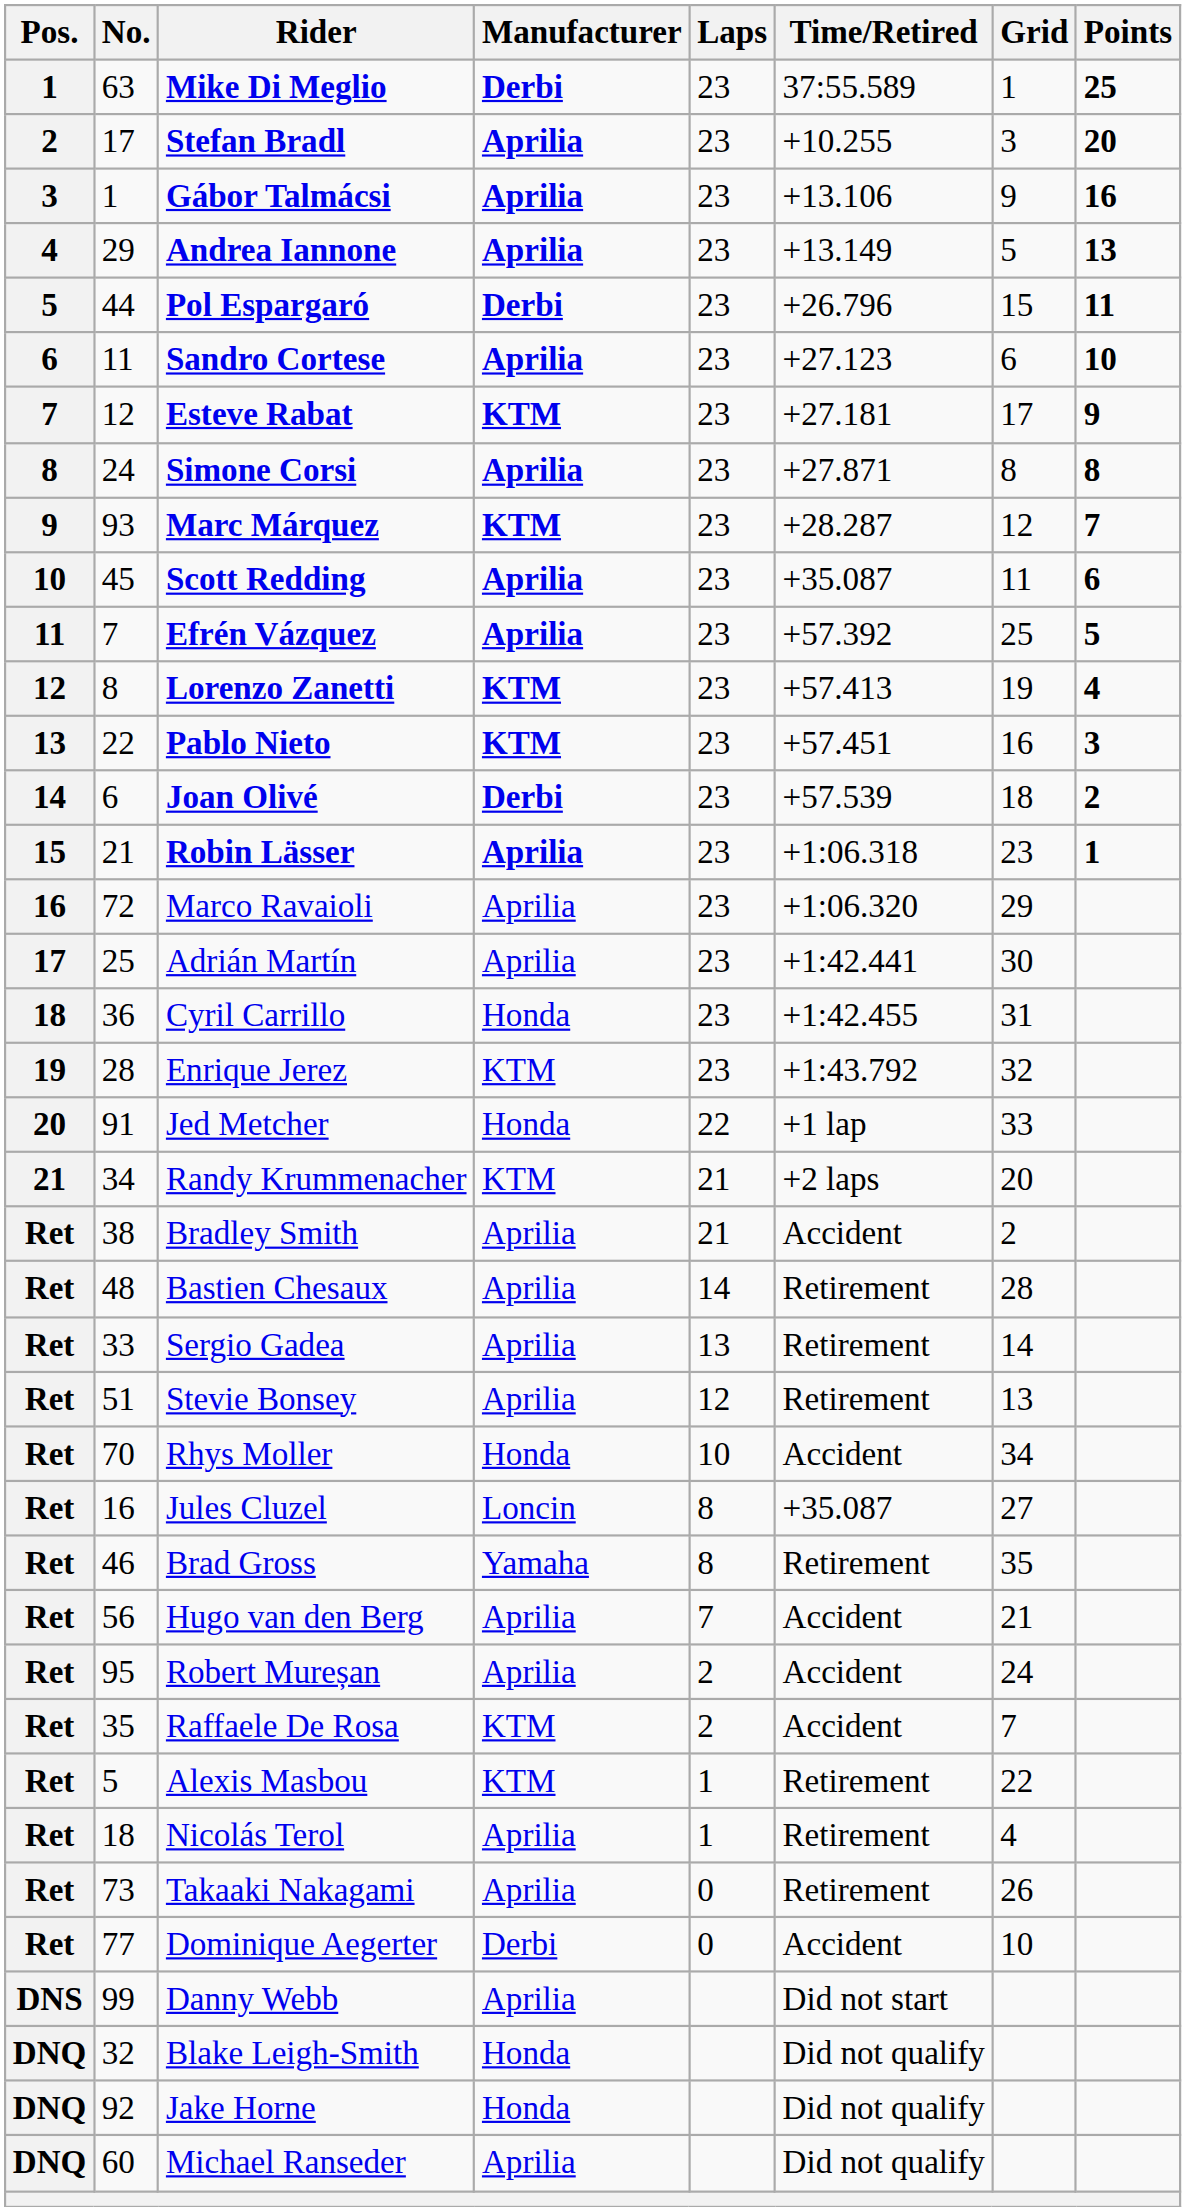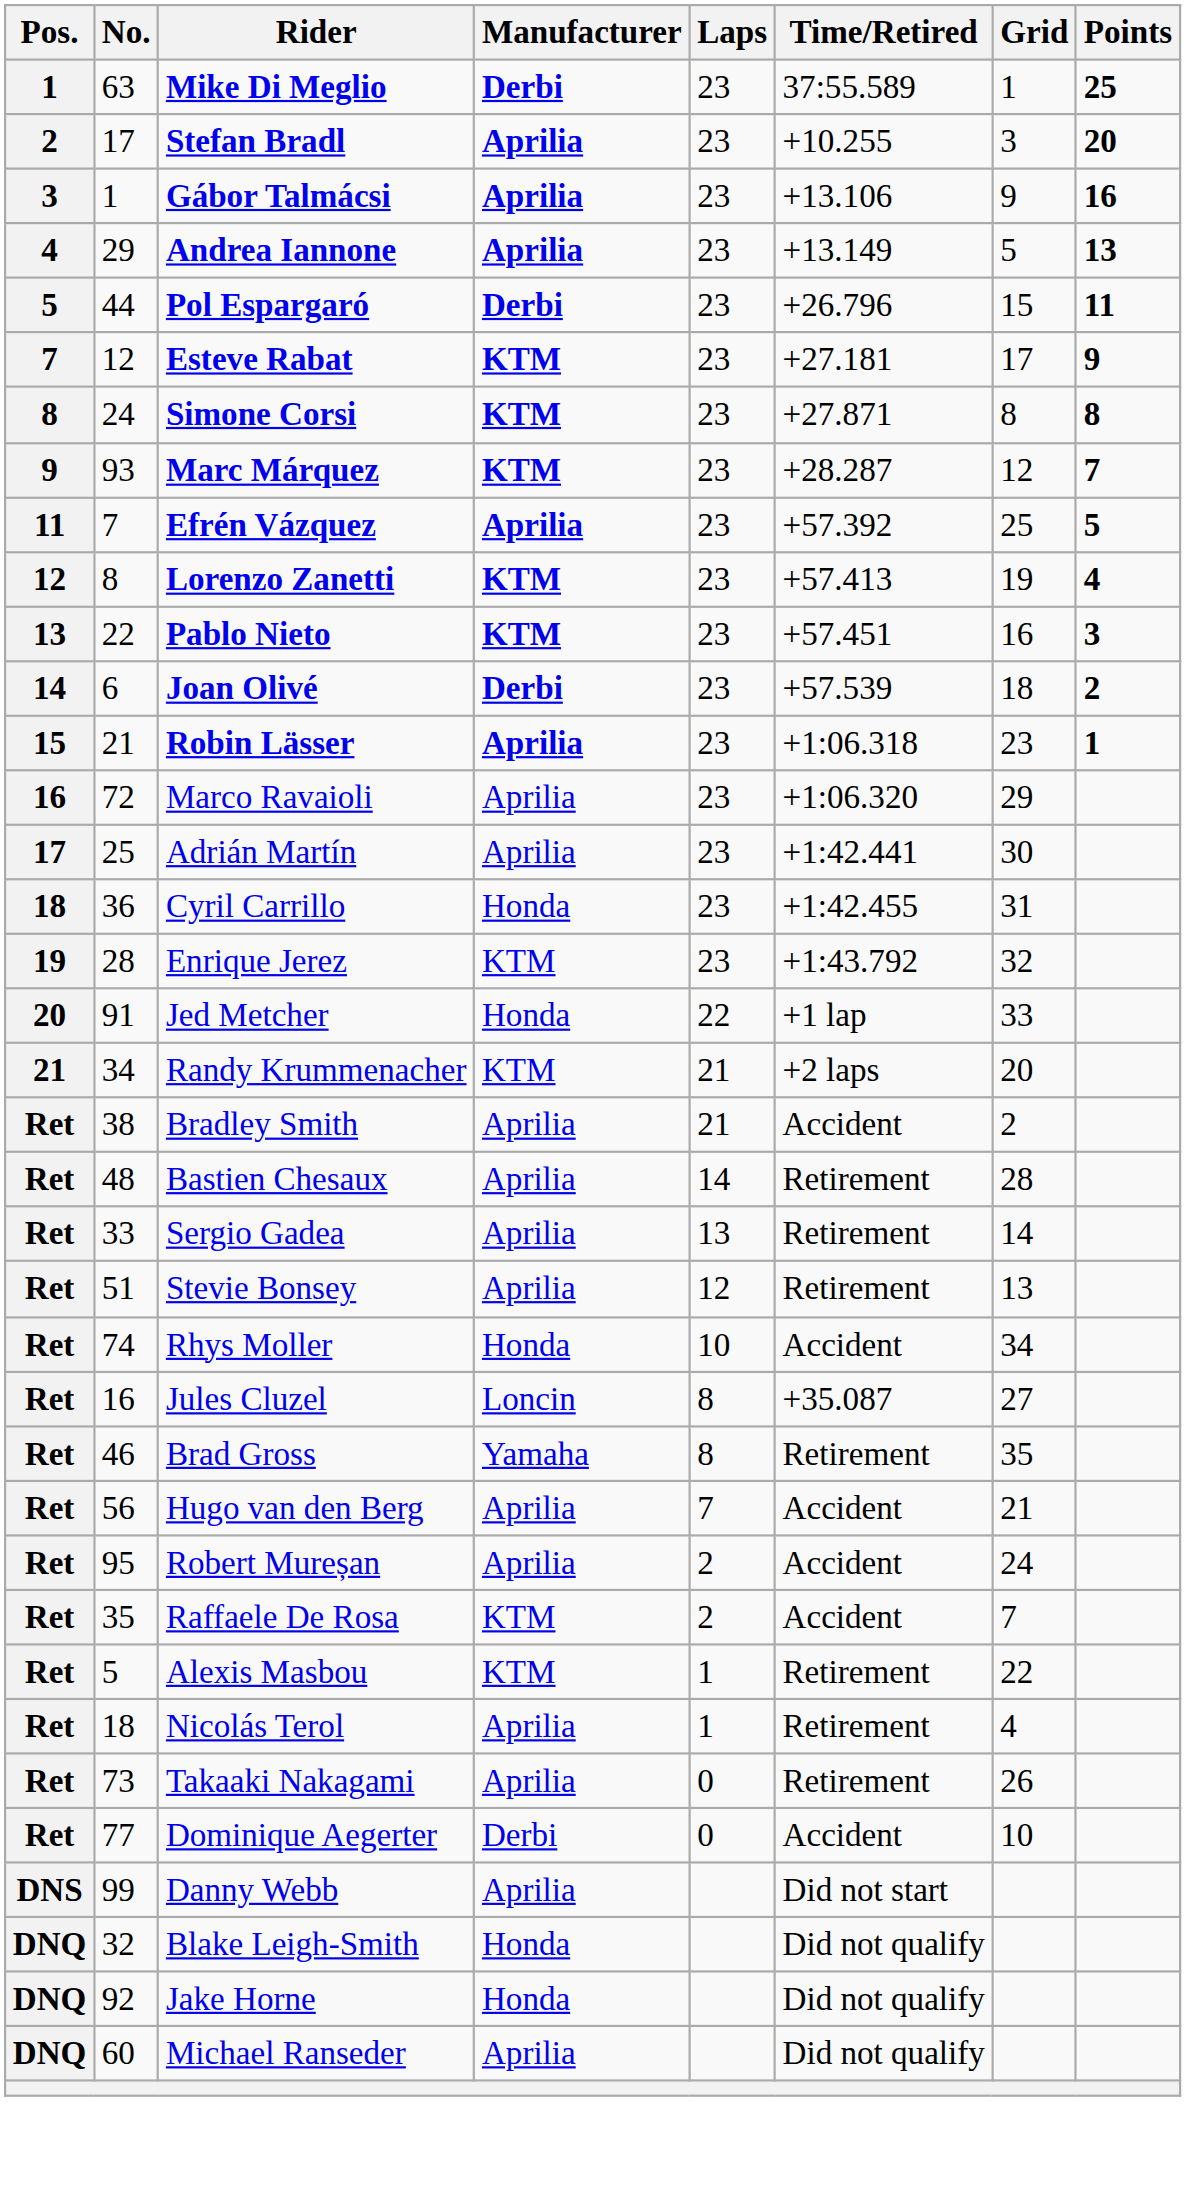- row: (275, 359)
(533, 469) Aprilia -> (521, 414) KTM
- row: (266, 578)
(118, 1452) 70 -> (118, 1343) 74
